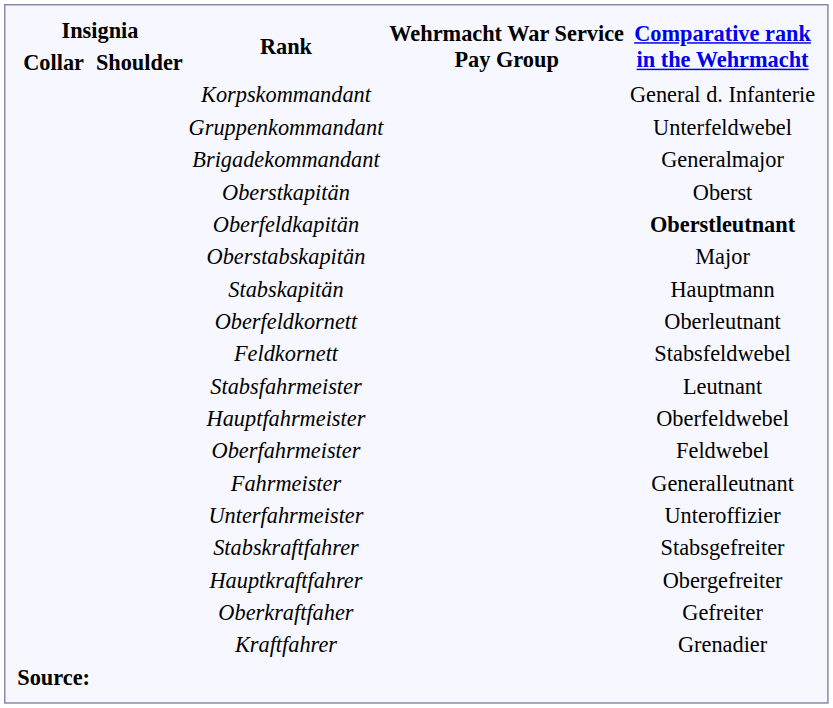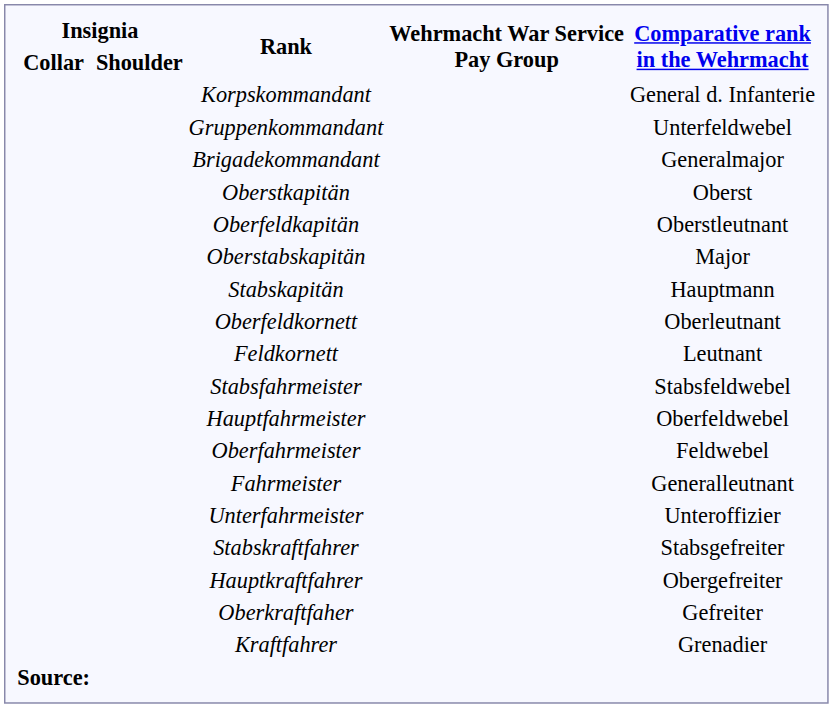(723, 224) bold -> (723, 224) normal
(723, 353) Stabsfeldwebel -> (723, 353) Leutnant
(723, 385) Leutnant -> (723, 385) Stabsfeldwebel
